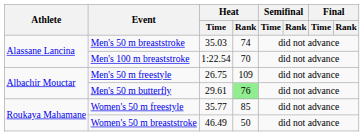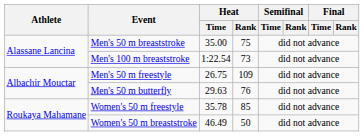(216, 43) 35.03 -> (216, 43) 35.00
(246, 43) 74 -> (246, 43) 75
(246, 59) 70 -> (246, 59) 73
(216, 91) 29.61 -> (216, 91) 29.63
(246, 91) lightgreen background -> (246, 91) no background
(216, 107) 35.77 -> (216, 107) 35.78
